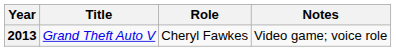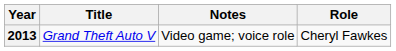columns swapped: (205, 14) <-> (321, 14)
